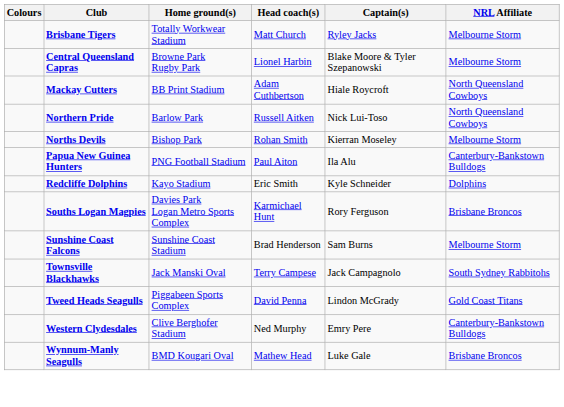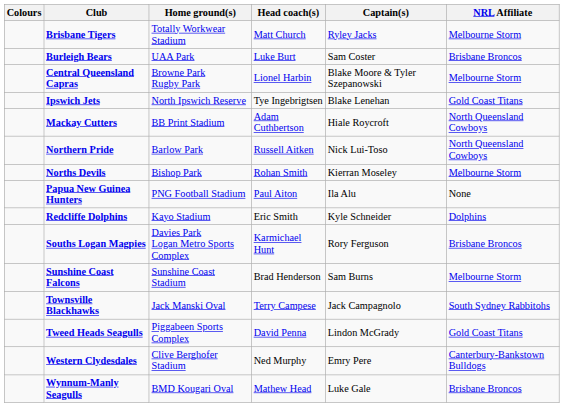+ row: (79, 56)
+ row: (73, 100)
(496, 161) Canterbury-Bankstown Bulldogs -> (460, 194) None
